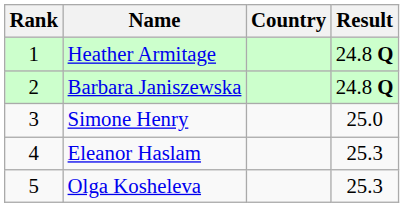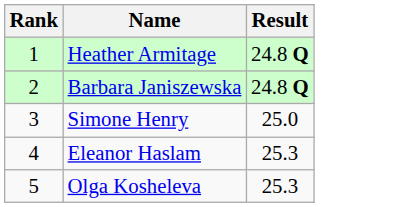- column: (289, 20)
